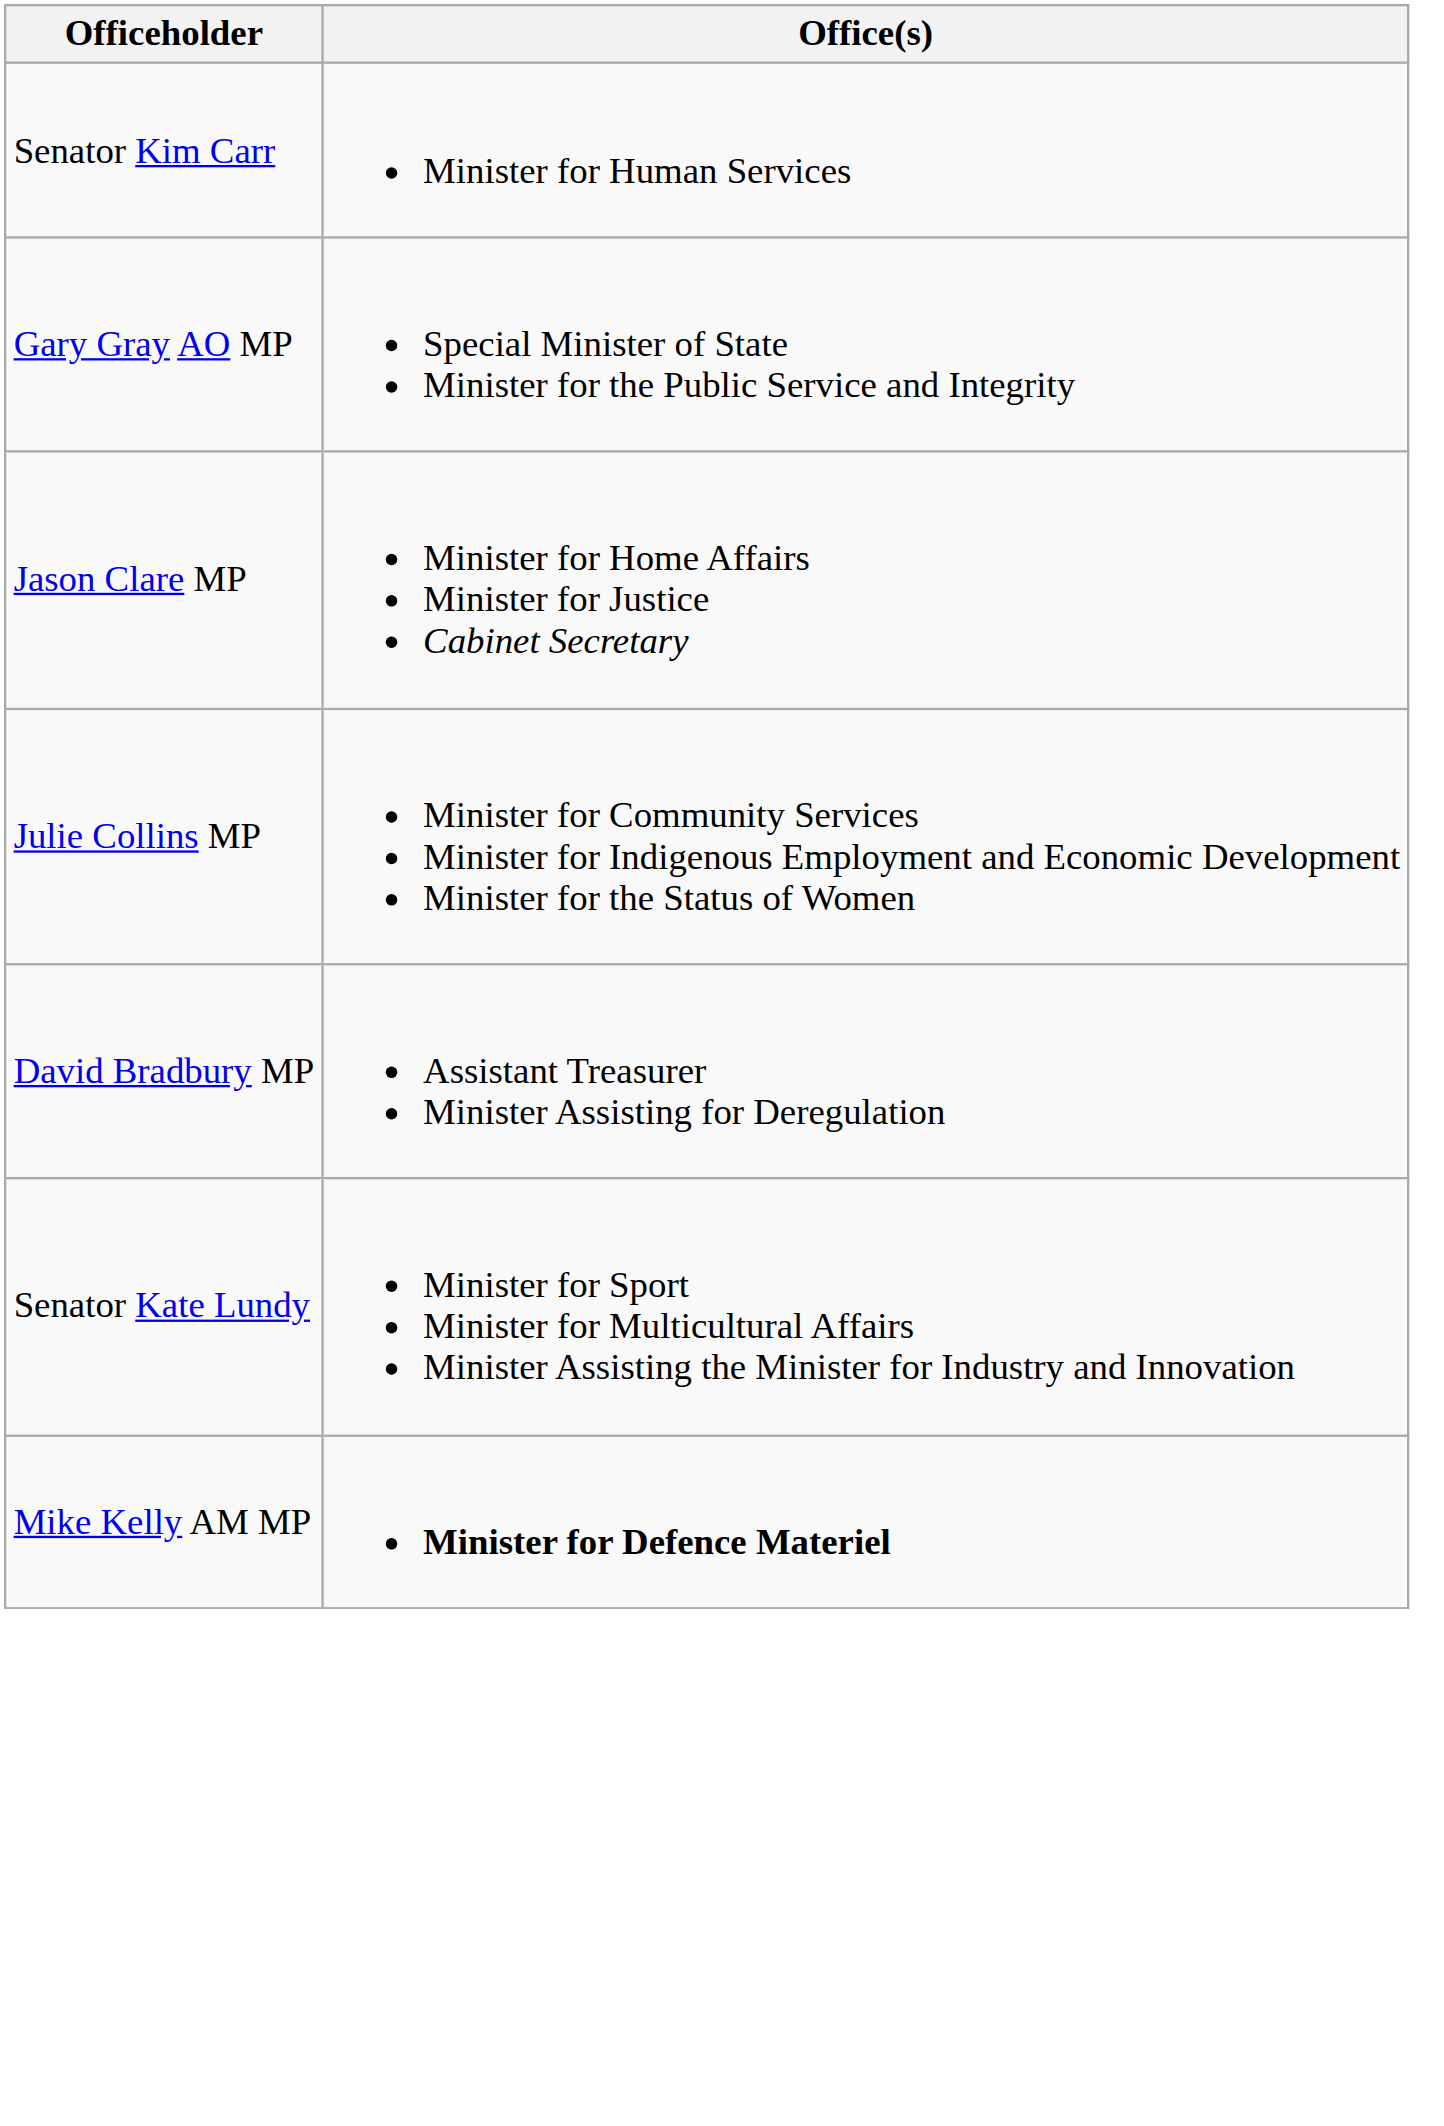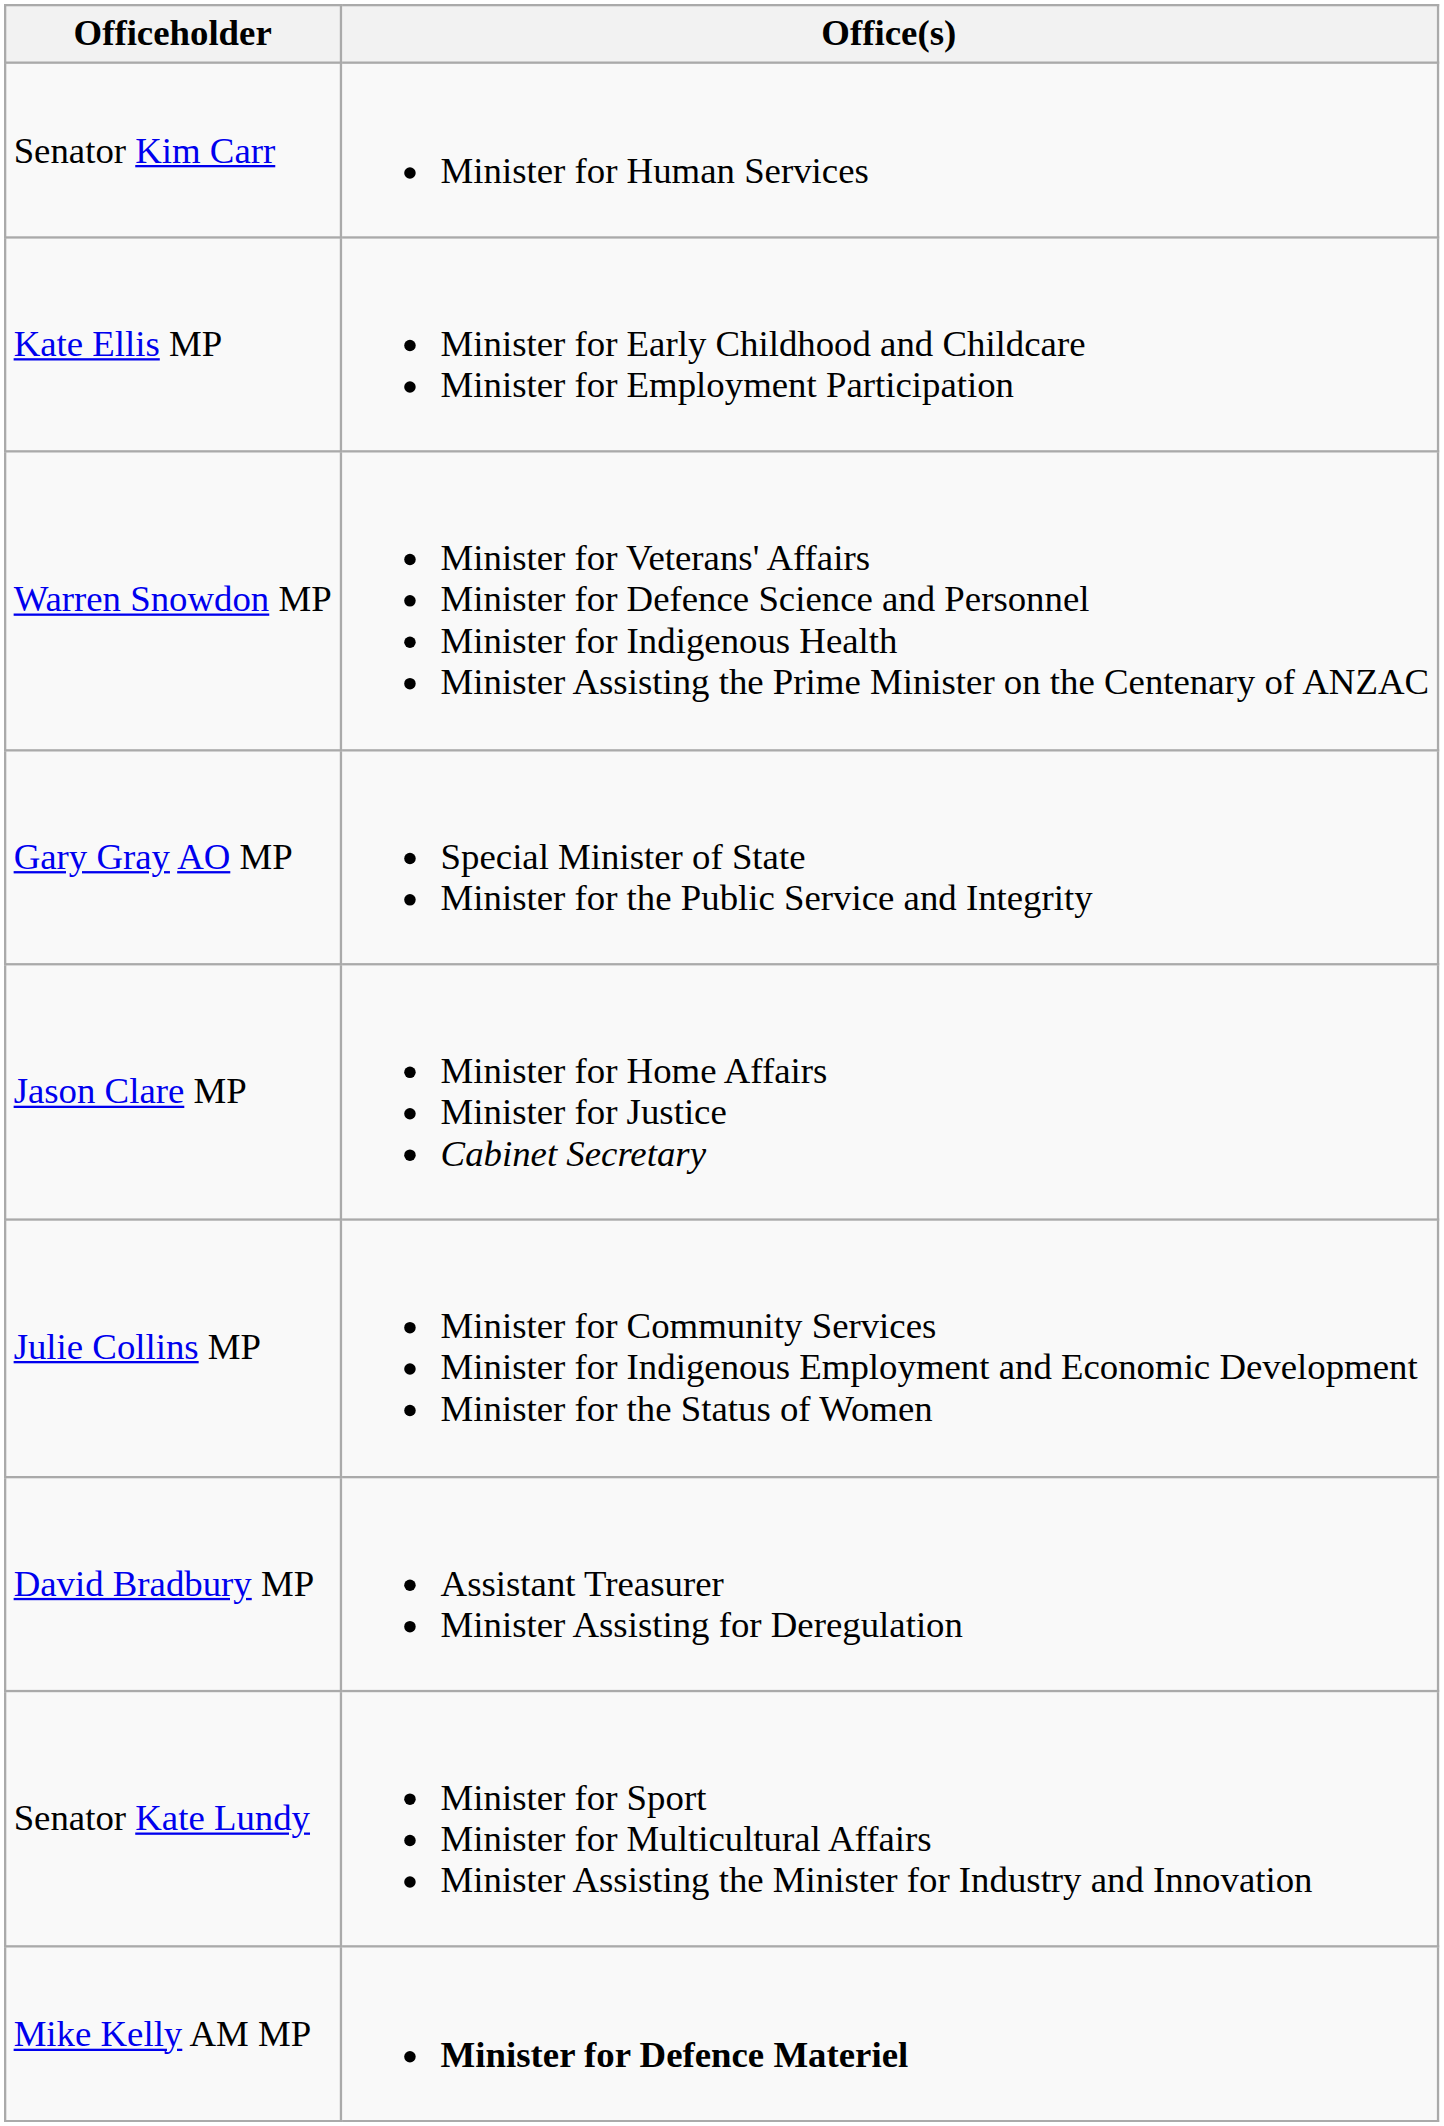+ row: (118, 343)
+ row: (173, 599)
